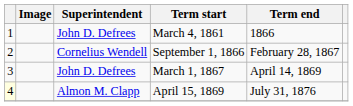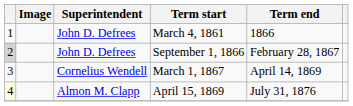(10, 52) no background -> (10, 52) lightgrey background
(102, 52) Cornelius Wendell -> (96, 52) John D. Defrees
(96, 71) John D. Defrees -> (102, 71) Cornelius Wendell
